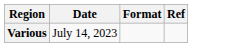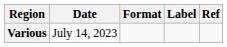+ column: (182, 14)
